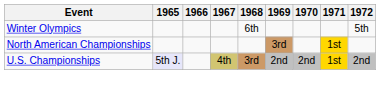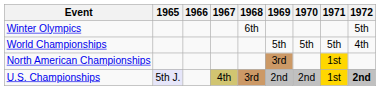+ row: (57, 45)
(362, 61) normal -> (362, 77) bold
